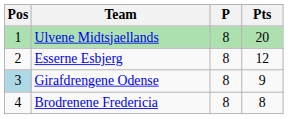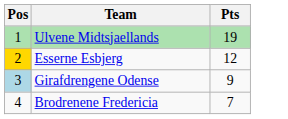- column: (226, 15)
(262, 37) 20 -> (230, 37) 19
(18, 59) no background -> (18, 59) gold background
(262, 102) 8 -> (230, 102) 7
